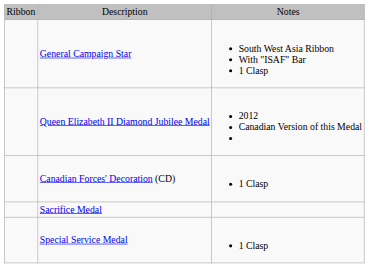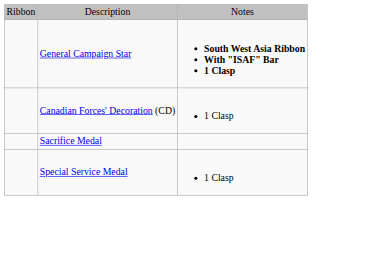(288, 59) normal -> (242, 59) bold
- row: (125, 121)
